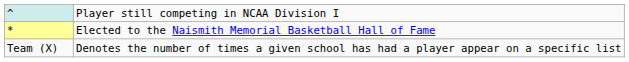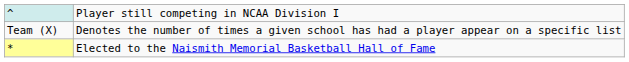rows swapped: (10, 30) <-> (33, 48)
